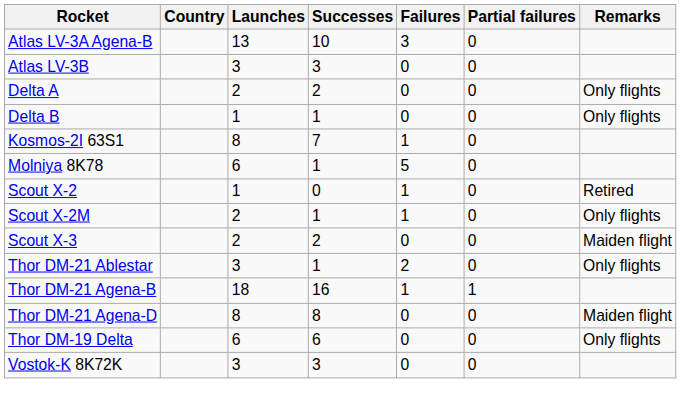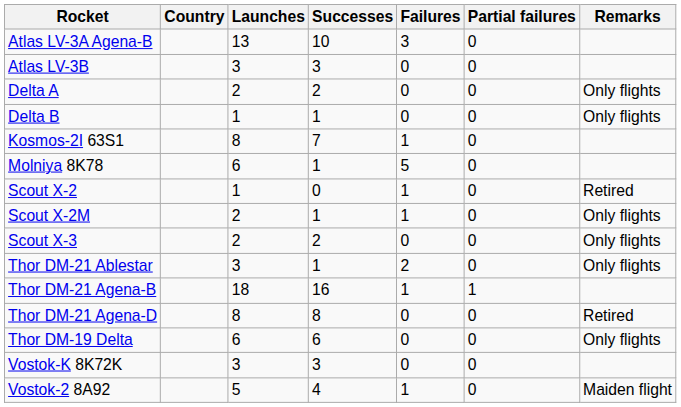(628, 240) Maiden flight -> (622, 240) Only flights
(628, 315) Maiden flight -> (608, 315) Retired
+ row: (59, 389)
